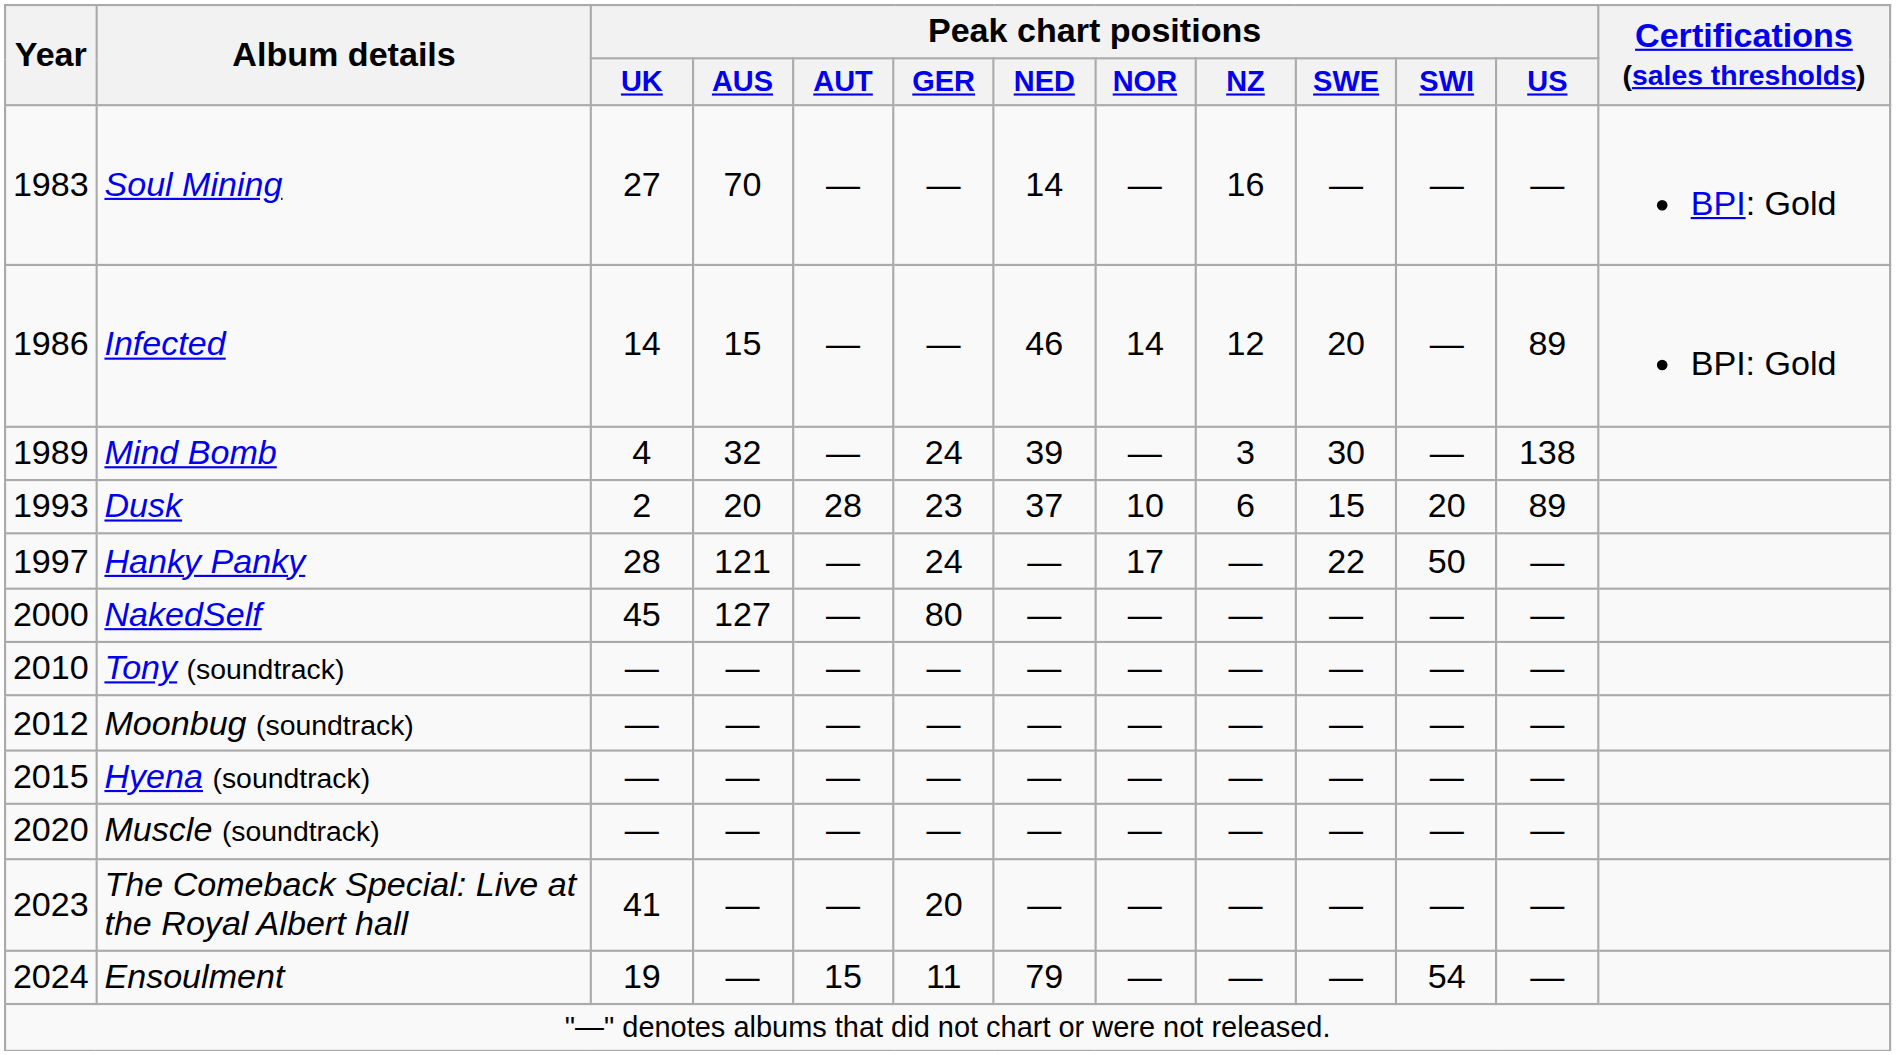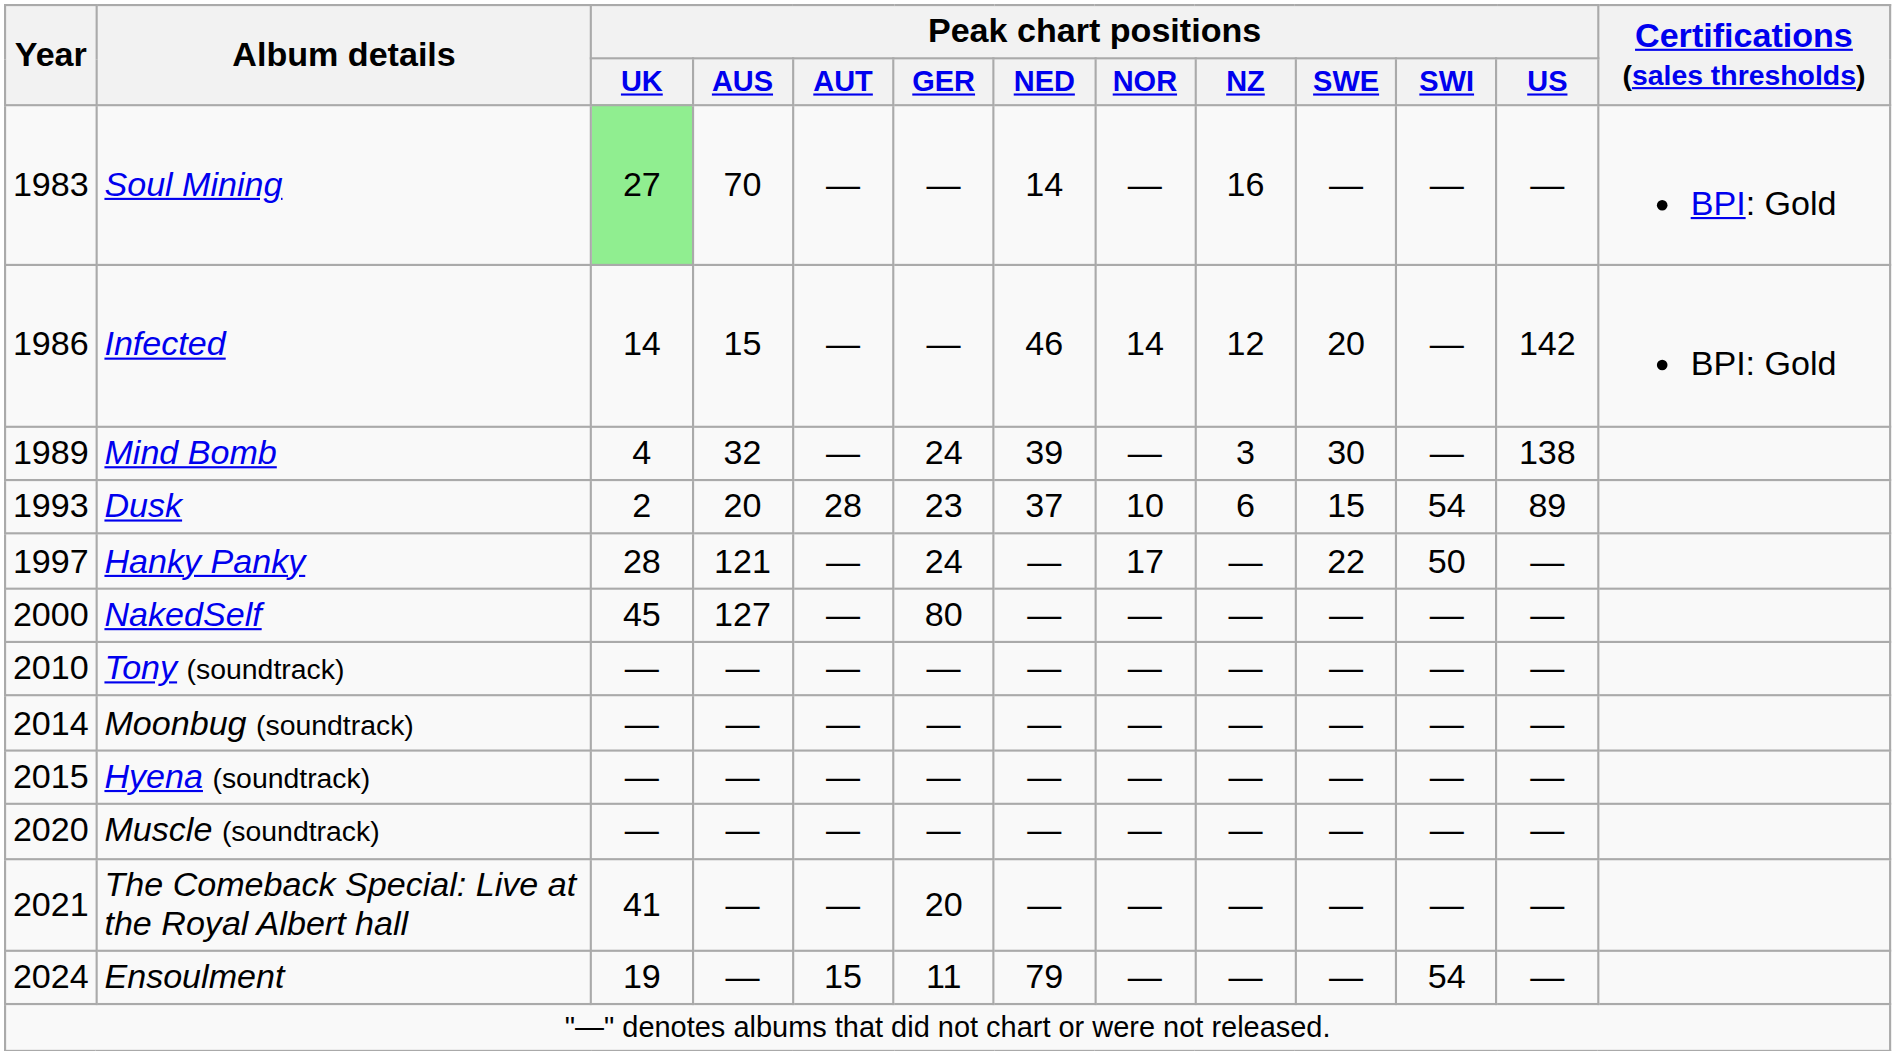(642, 184) no background -> (642, 184) lightgreen background
(1547, 345) 89 -> (1547, 345) 142
(1447, 506) 20 -> (1447, 506) 54
(51, 722) 2012 -> (51, 722) 2014
(51, 903) 2023 -> (51, 903) 2021
